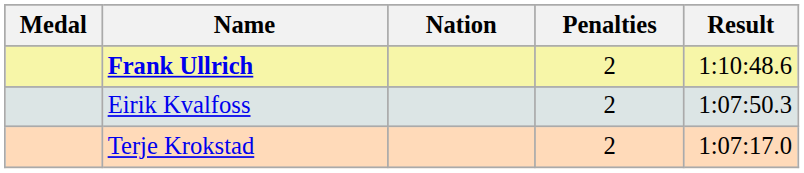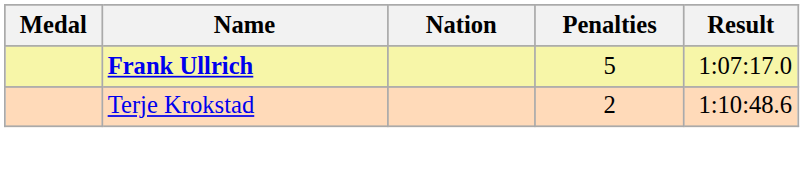(610, 65) 2 -> (610, 65) 5
(745, 65) 1:10:48.6 -> (745, 65) 1:07:17.0
- row: (179, 106)
(745, 147) 1:07:17.0 -> (745, 106) 1:10:48.6
